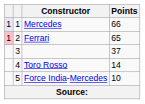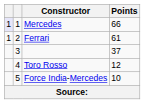(9, 38) pink background -> (9, 38) no background
(116, 38) 65 -> (116, 38) 61
(116, 65) 14 -> (116, 65) 12
